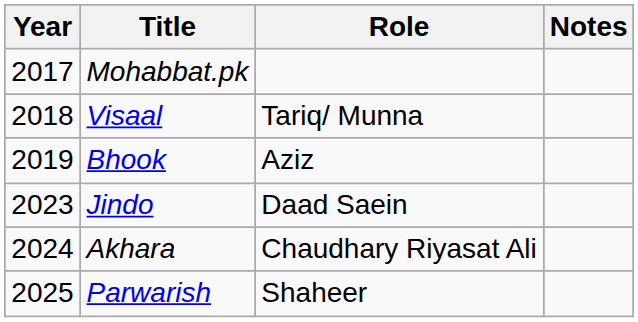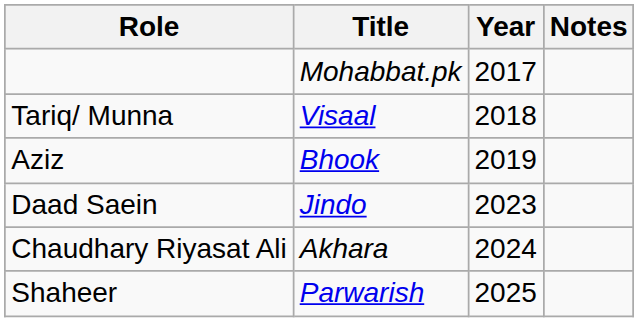columns swapped: (42, 26) <-> (399, 26)
